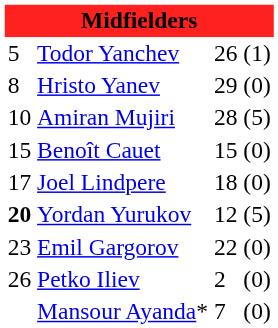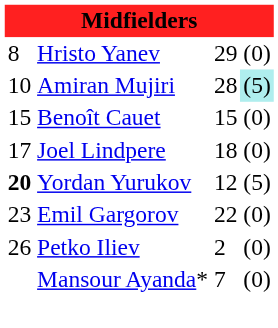- row: (108, 53)
(257, 117) no background -> (257, 85) paleturquoise background
